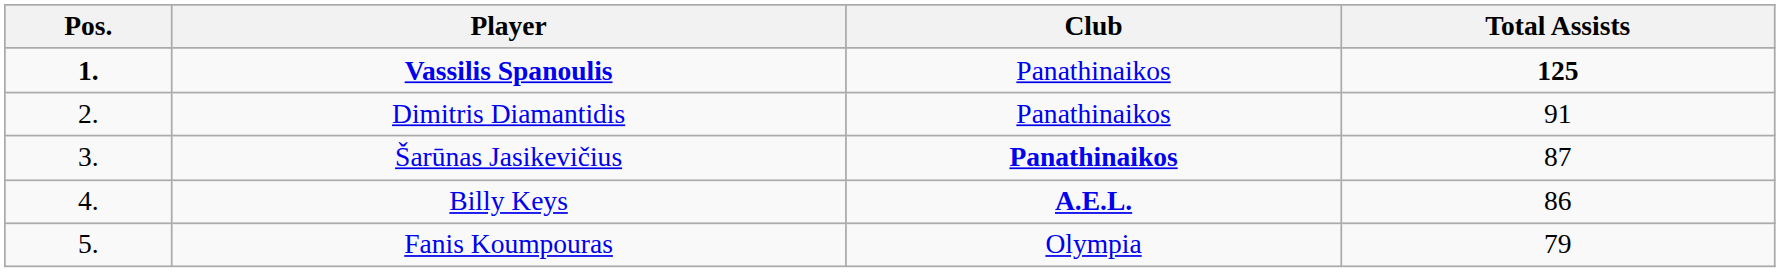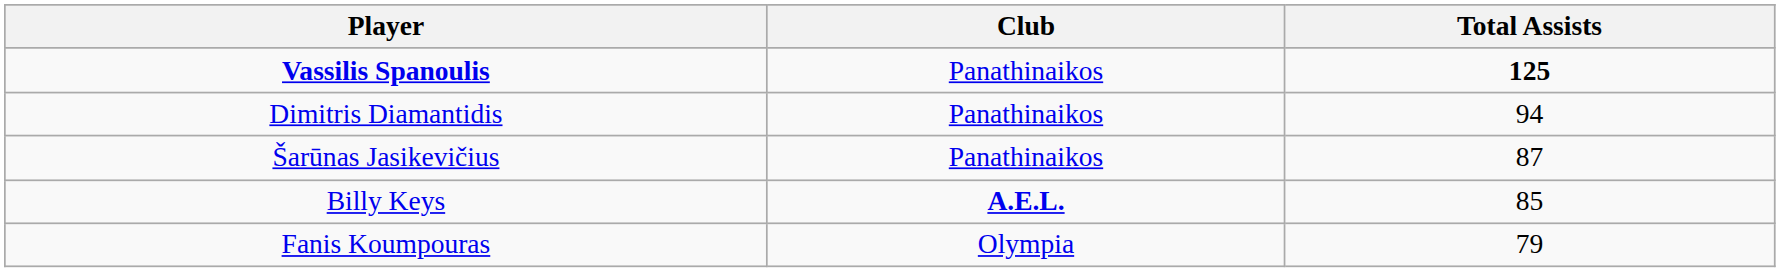- column: (88, 26)
(1558, 113) 91 -> (1530, 113) 94
(1094, 157) bold -> (1026, 157) normal
(1558, 200) 86 -> (1530, 200) 85
